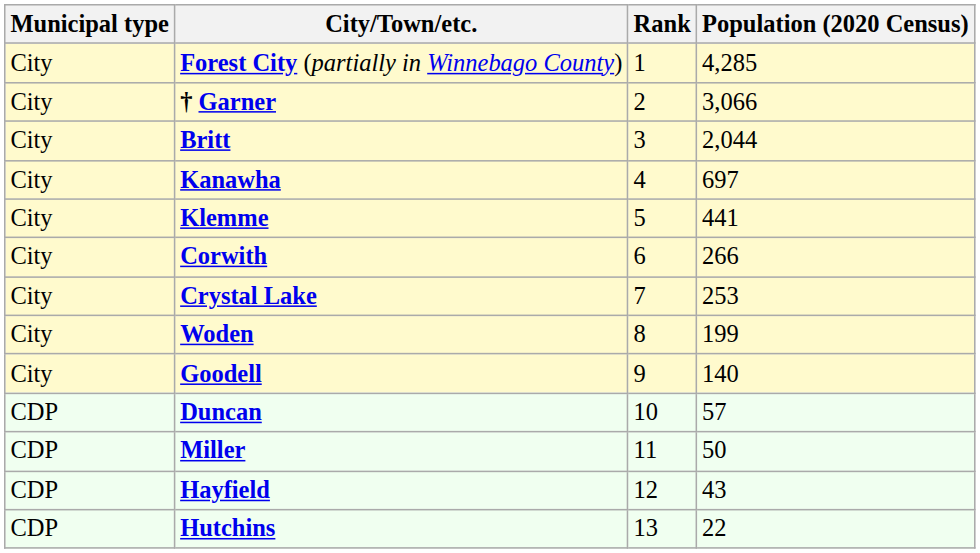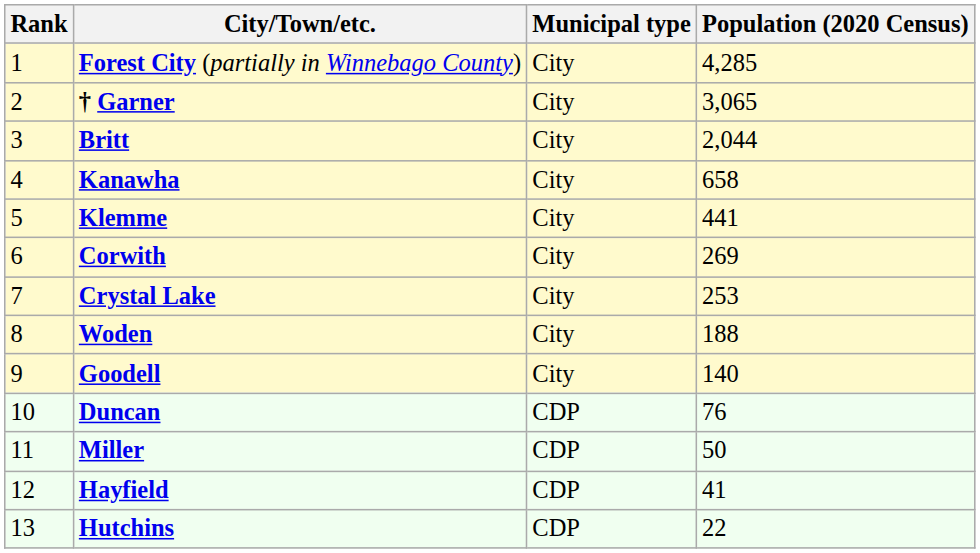columns swapped: (662, 23) <-> (90, 23)
(730, 101) 3,066 -> (730, 101) 3,065
(720, 179) 697 -> (720, 179) 658
(720, 256) 266 -> (720, 256) 269
(720, 334) 199 -> (720, 334) 188
(714, 412) 57 -> (714, 412) 76
(714, 489) 43 -> (714, 489) 41
